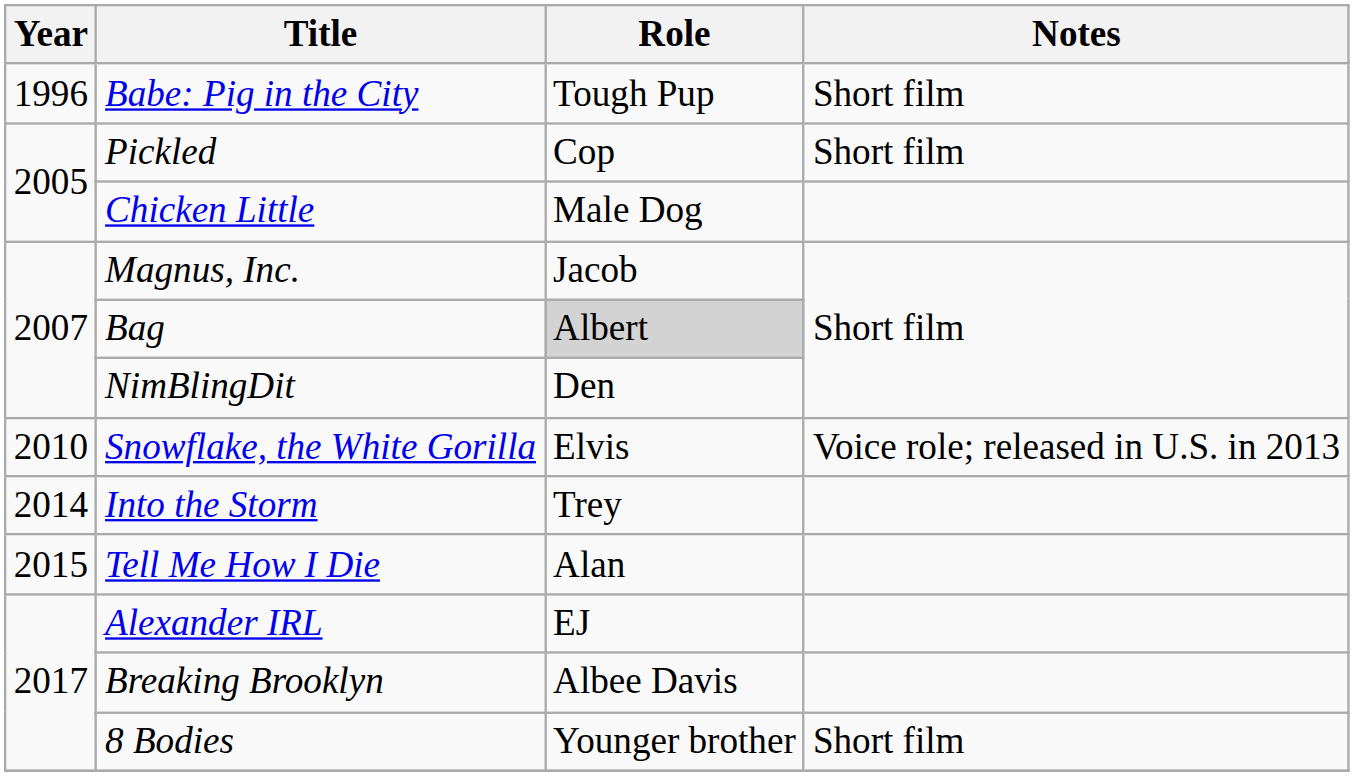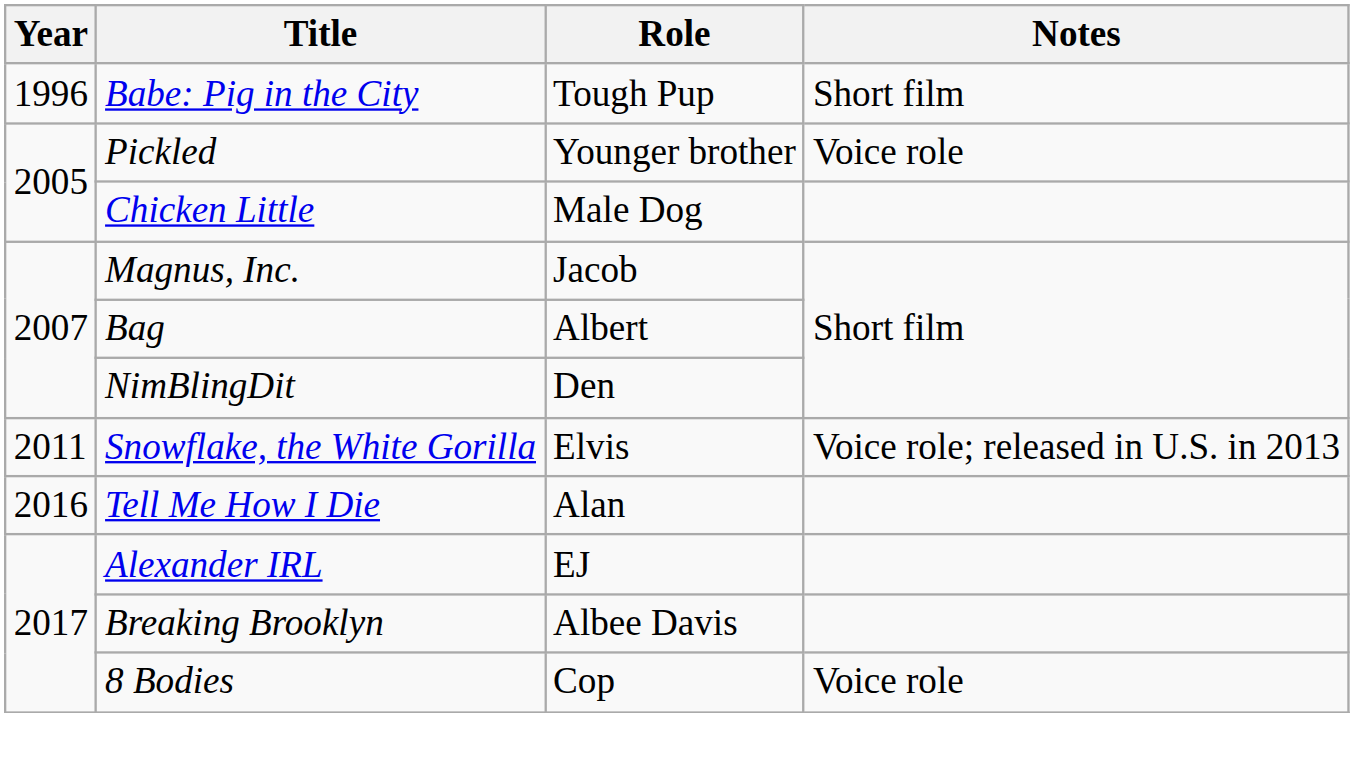(584, 151) Cop -> (674, 151) Younger brother
(889, 151) Short film -> (888, 151) Voice role
(601, 328) lightgrey background -> (601, 328) no background
(51, 446) 2010 -> (50, 446) 2011
- row: (211, 504)
(51, 563) 2015 -> (51, 504) 2016
(674, 740) Younger brother -> (584, 681) Cop
(889, 740) Short film -> (888, 681) Voice role
